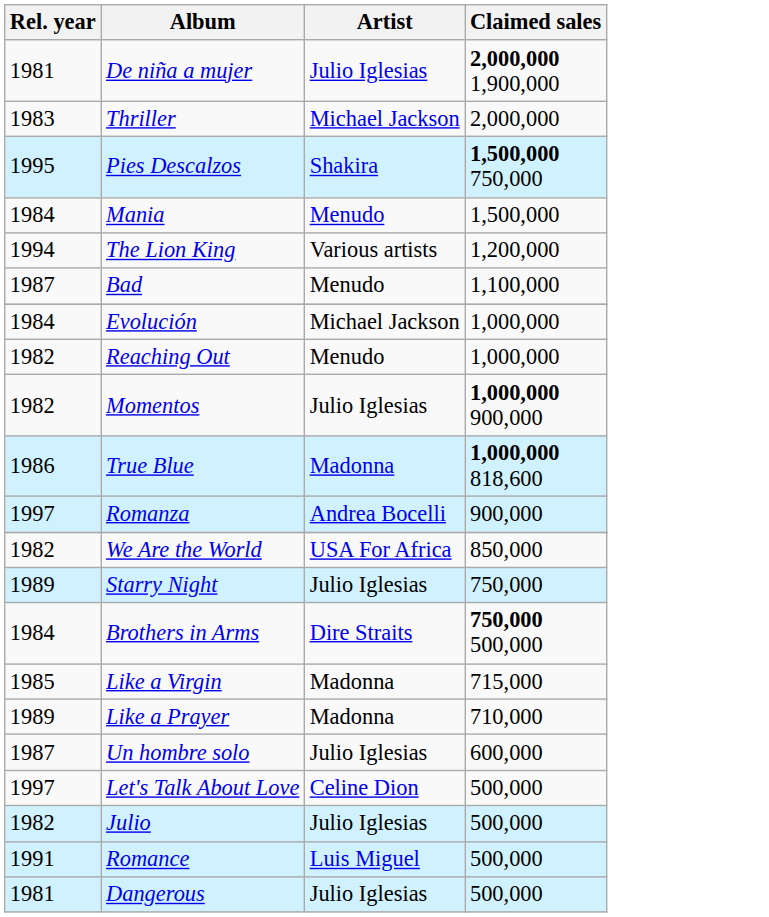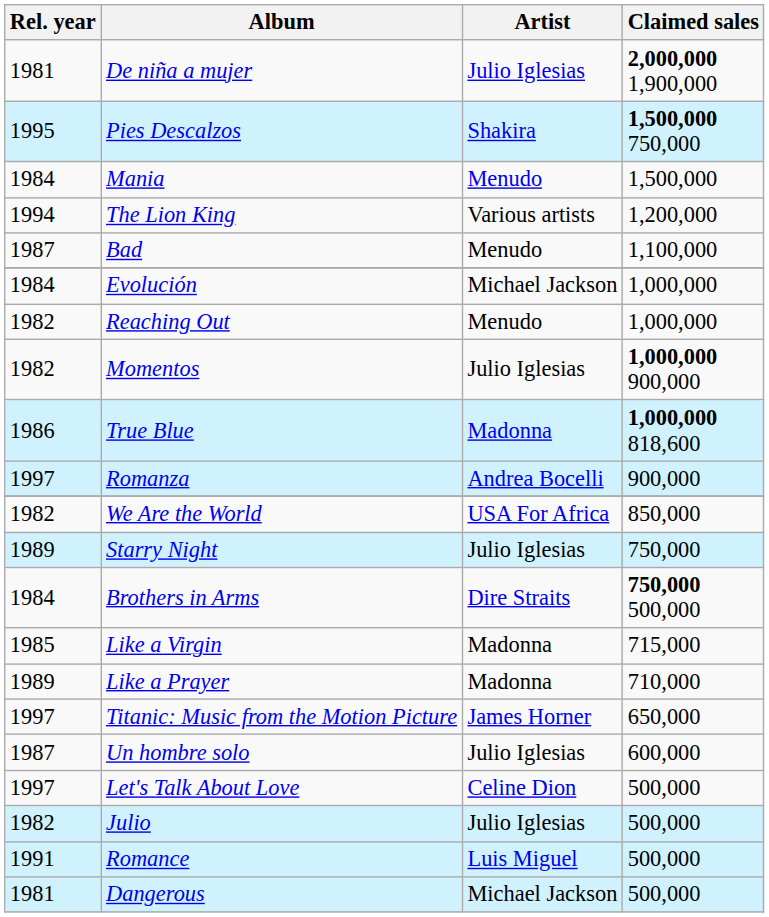- row: (141, 118)
+ row: (282, 716)
(369, 894) Julio Iglesias -> (542, 894) Michael Jackson
